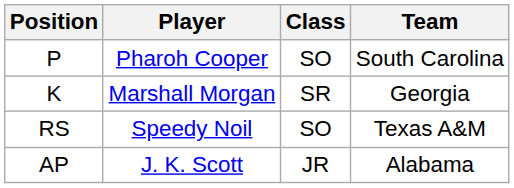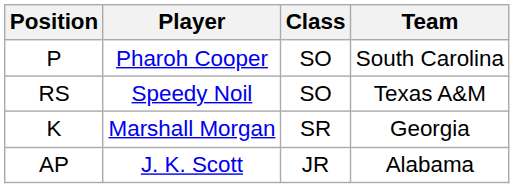rows swapped: (54, 93) <-> (54, 128)
